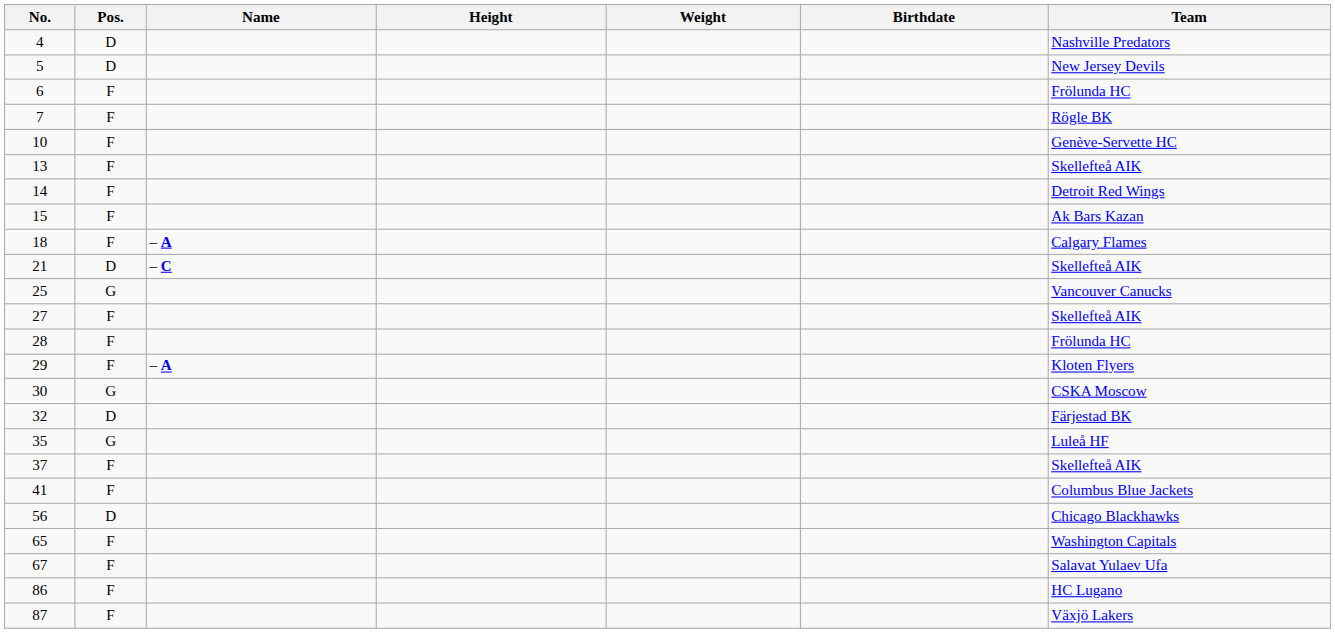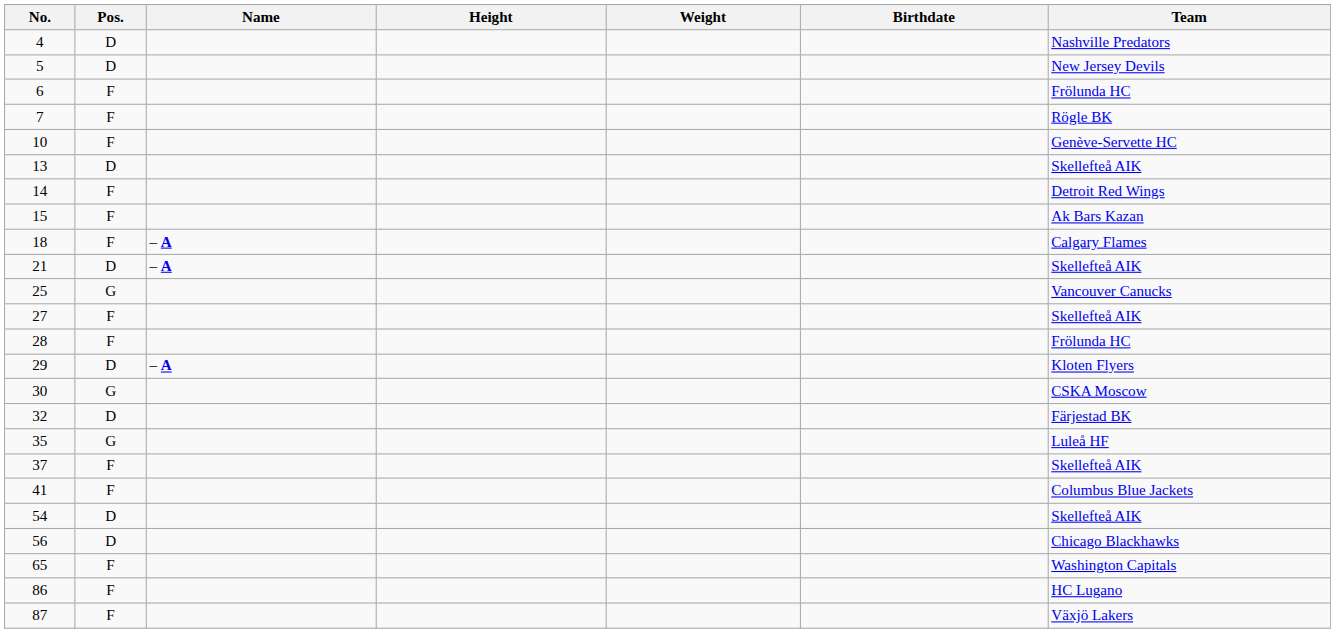(111, 166) F -> (111, 166) D
(161, 266) – C -> (161, 266) – A
(111, 366) F -> (111, 366) D
+ row: (40, 516)
- row: (40, 565)
